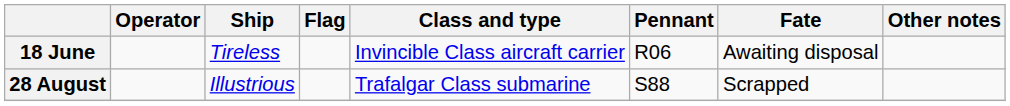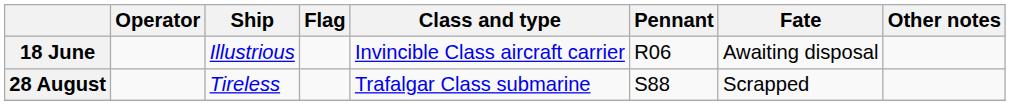(245, 52) Tireless -> (252, 52) Illustrious
(252, 84) Illustrious -> (245, 84) Tireless
